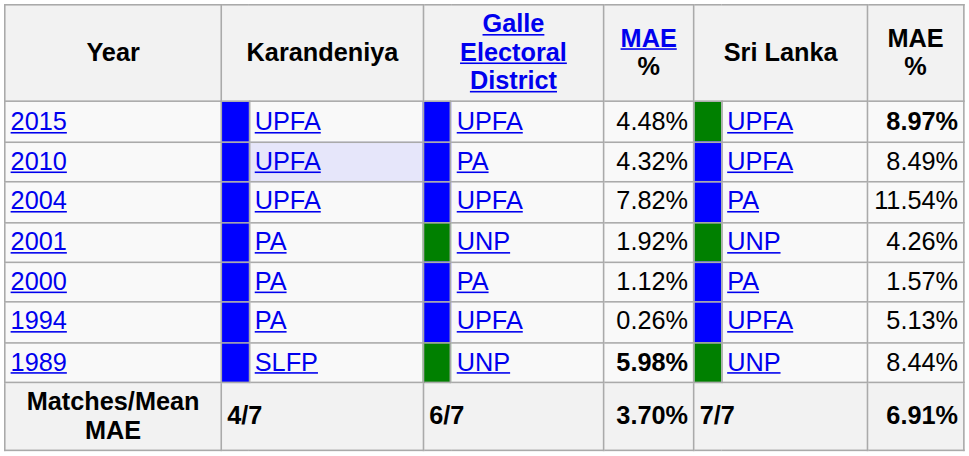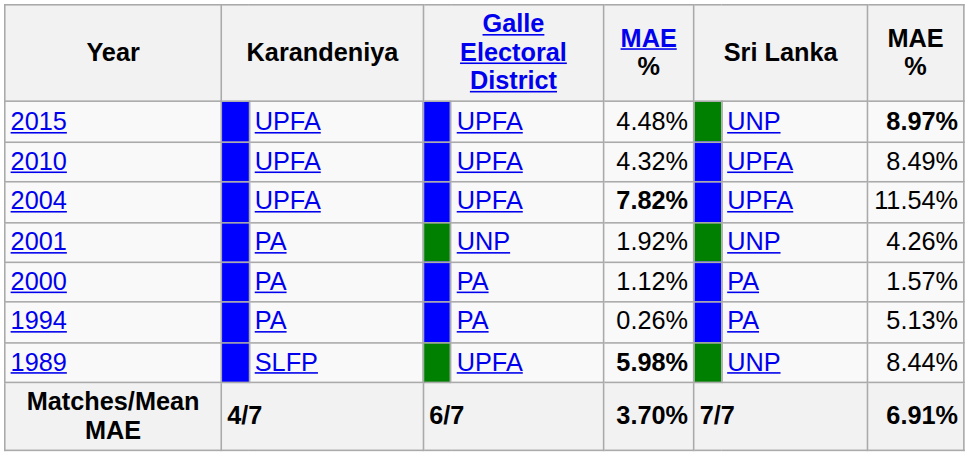(760, 121) UPFA -> (754, 121) UNP
(288, 161) lavender background -> (288, 161) no background
(473, 161) PA -> (490, 161) UPFA
(652, 201) normal -> (652, 201) bold
(743, 201) PA -> (760, 201) UPFA
(490, 321) UPFA -> (473, 321) PA
(760, 321) UPFA -> (743, 321) PA
(483, 362) UNP -> (490, 362) UPFA
